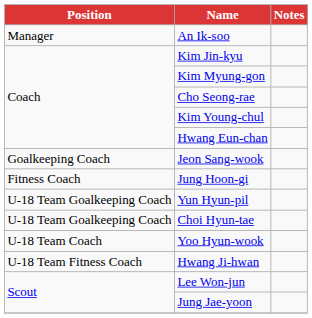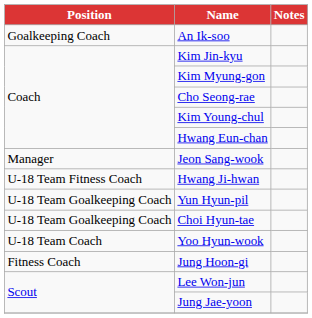(30, 35) Manager -> (59, 35) Goalkeeping Coach
(59, 158) Goalkeeping Coach -> (30, 158) Manager
rows swapped: (213, 179) <-> (218, 261)
